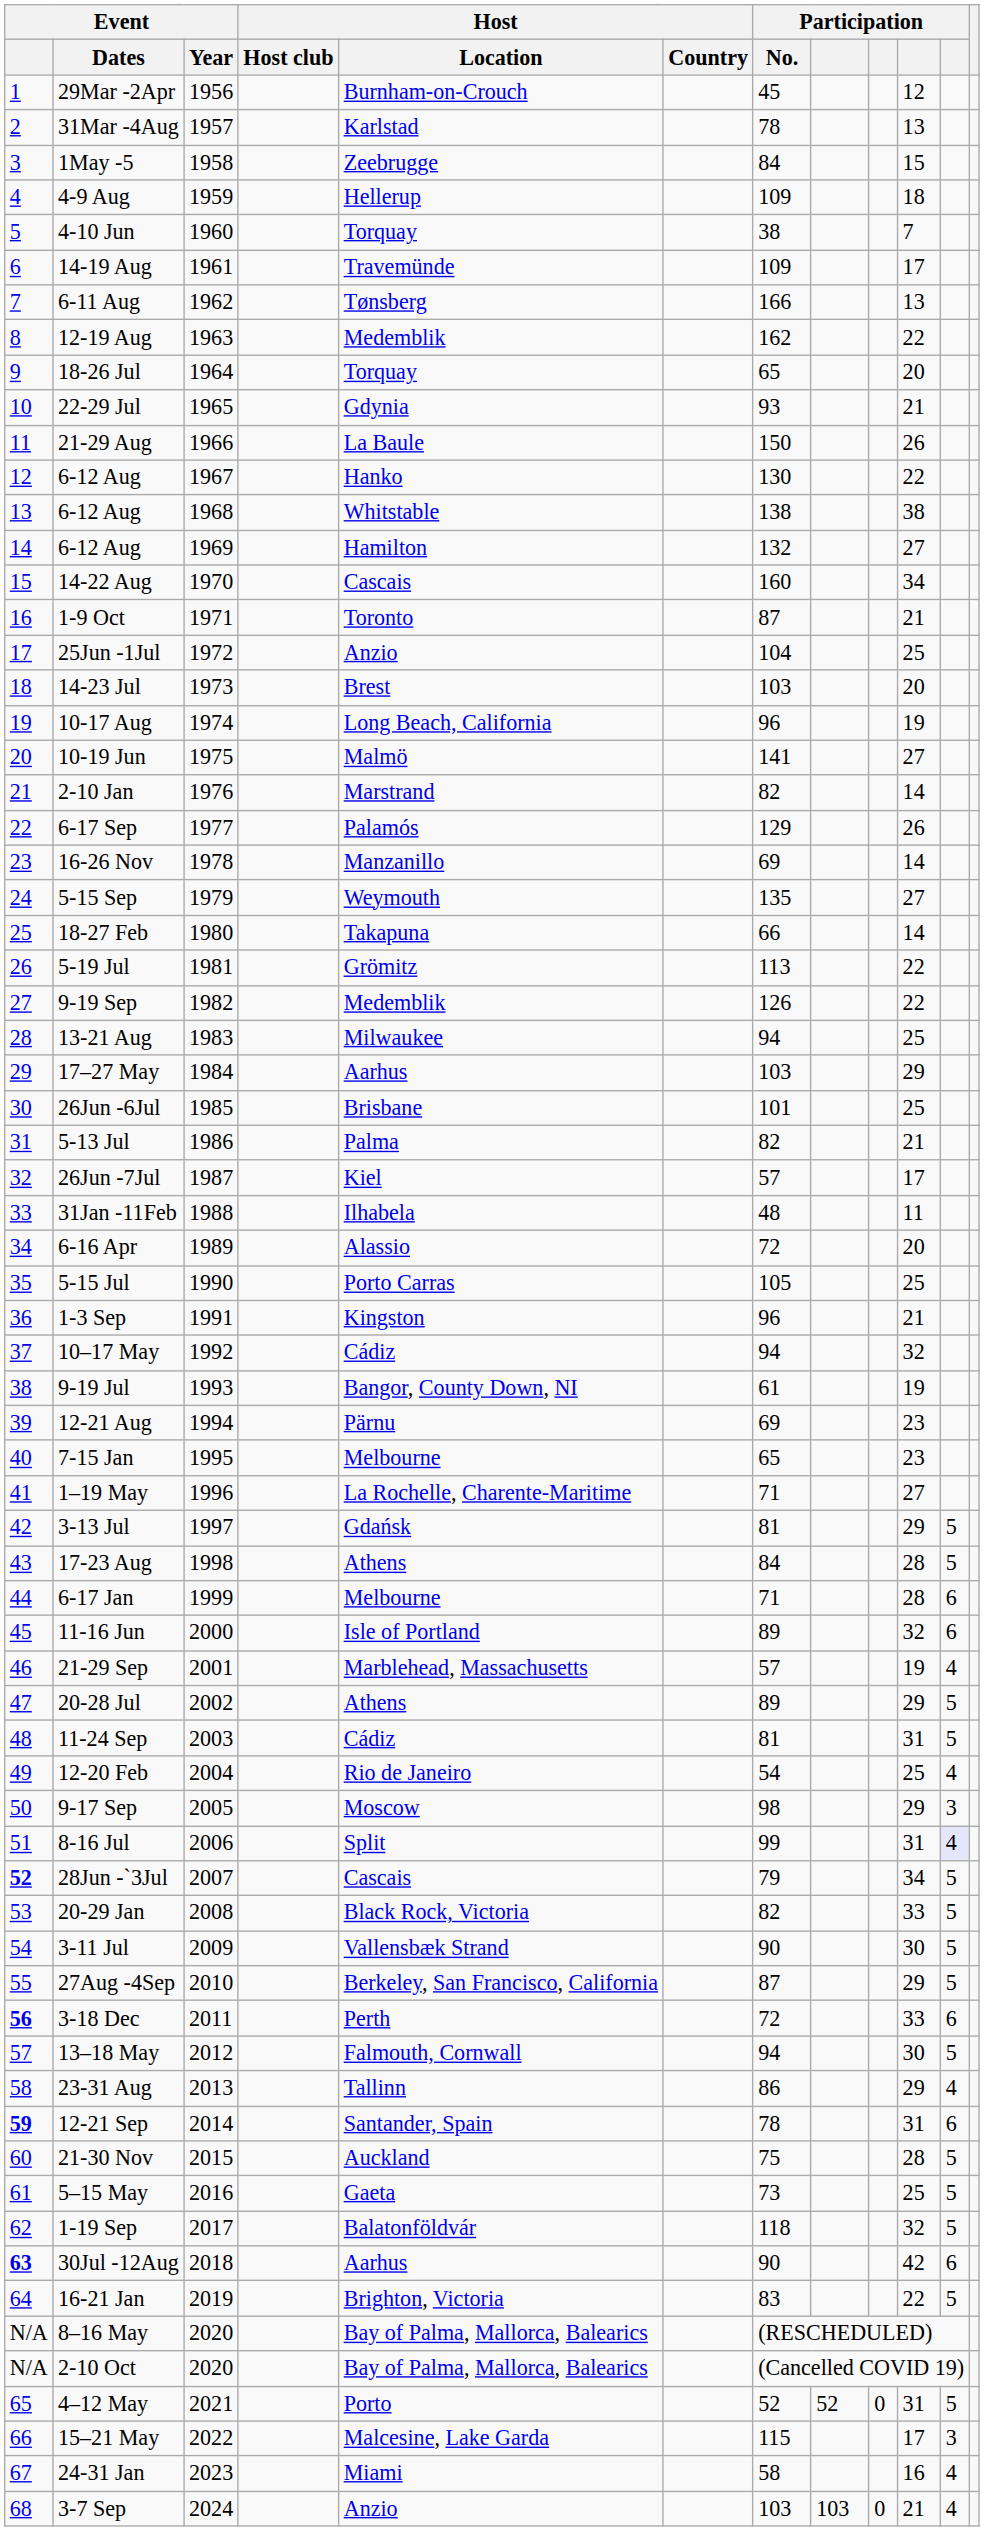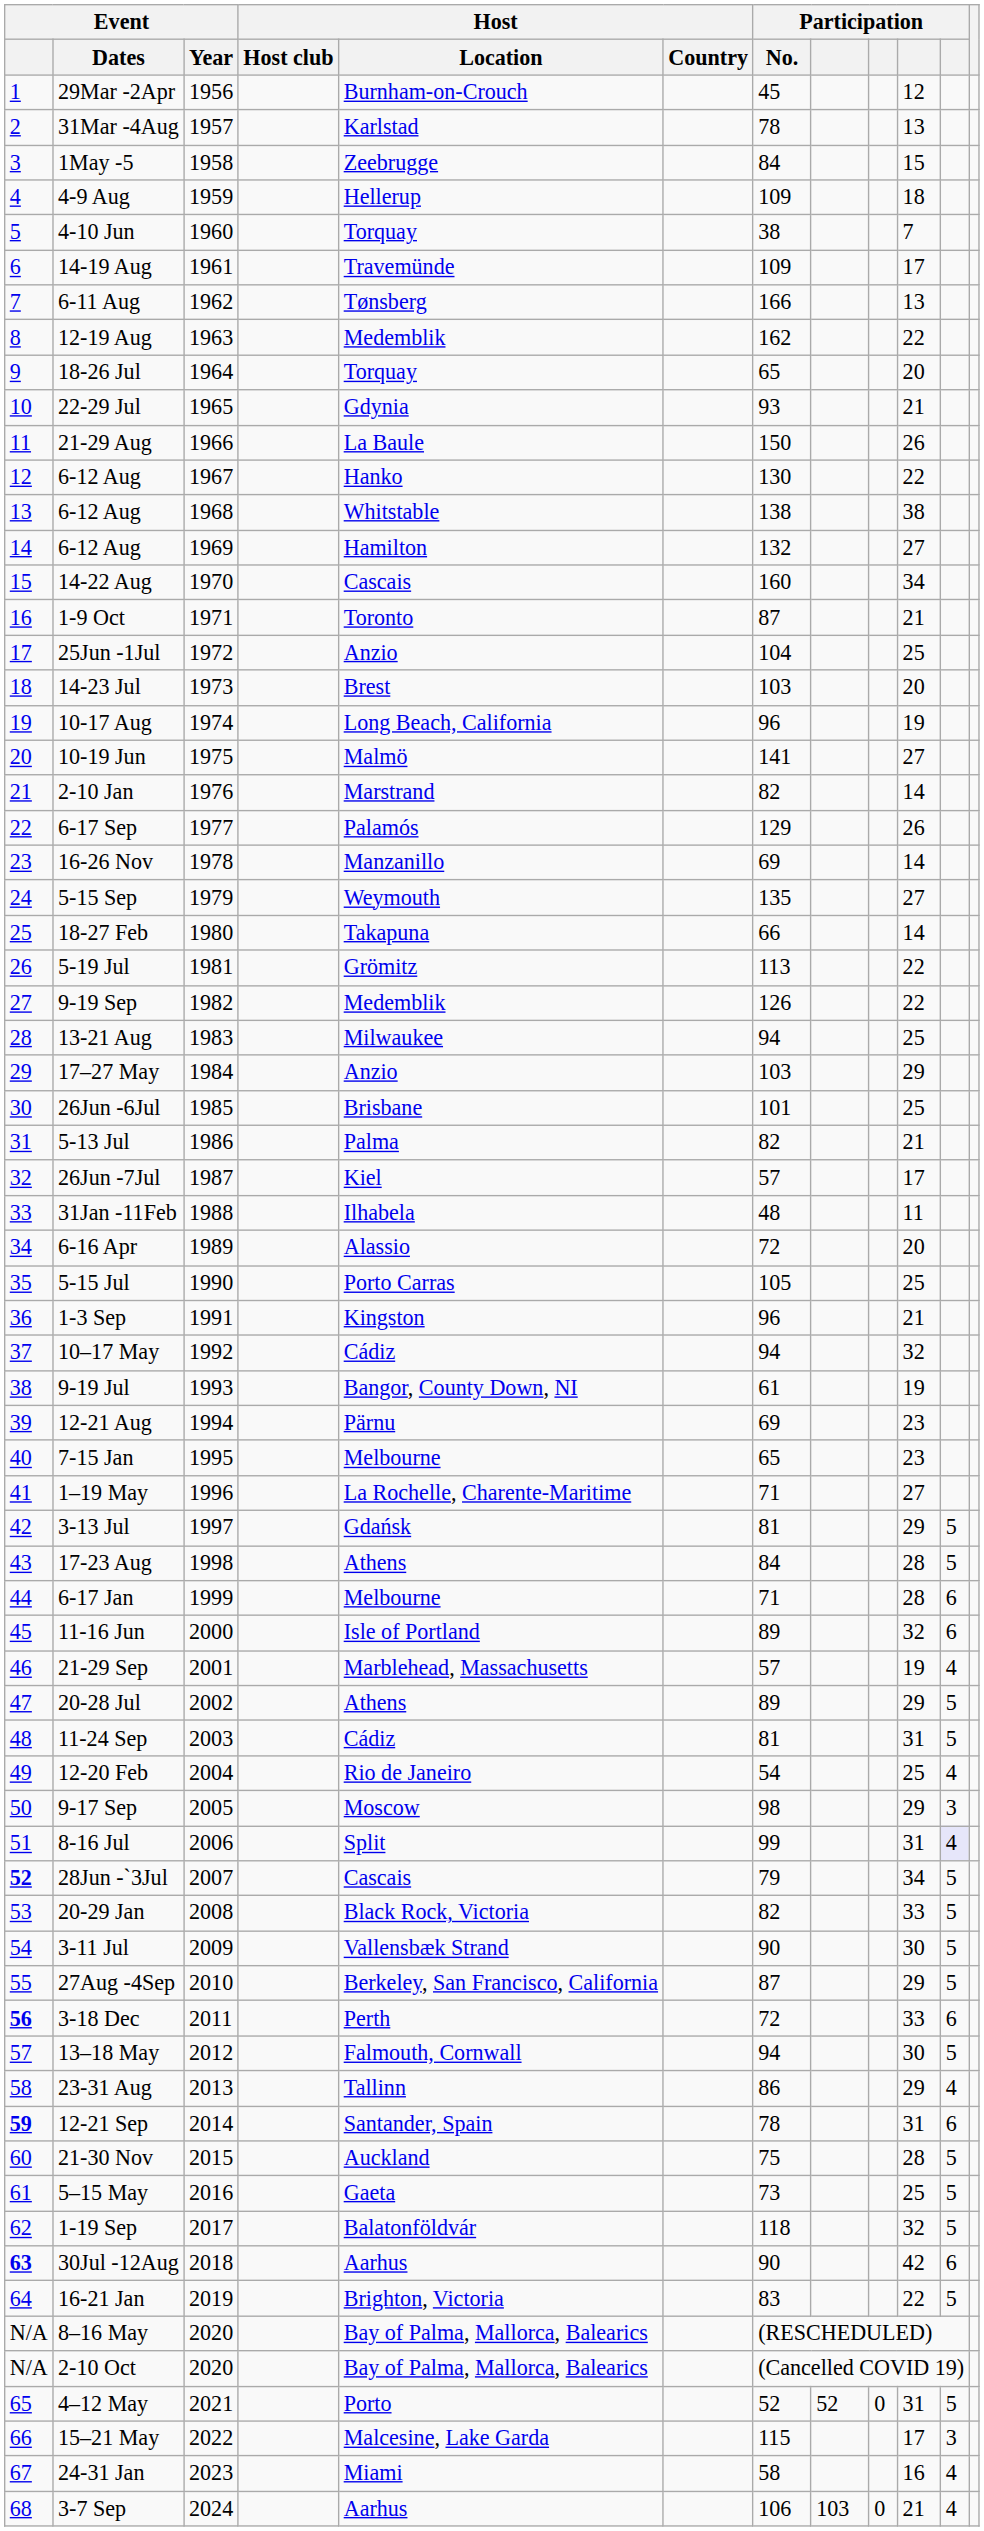(376, 1072) Aarhus -> (371, 1072) Anzio
(371, 2508) Anzio -> (376, 2508) Aarhus
(775, 2508) 103 -> (775, 2508) 106
